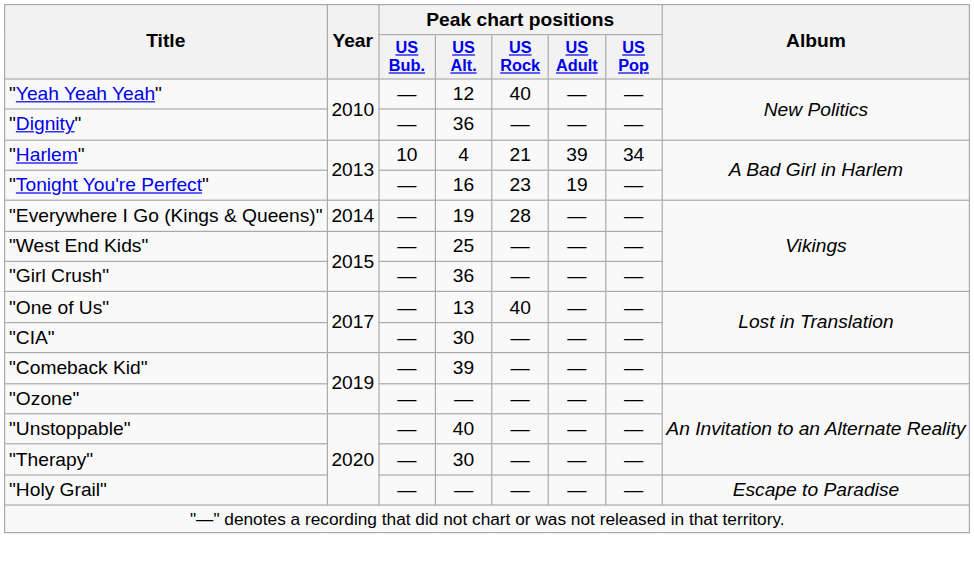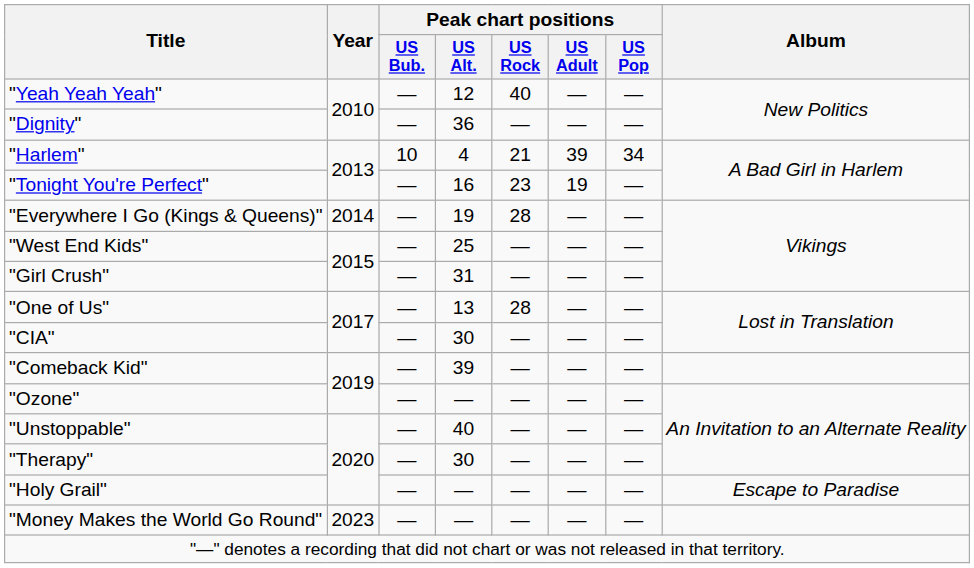(464, 276) 36 -> (464, 276) 31
(520, 307) 40 -> (520, 307) 28
+ row: (166, 520)
